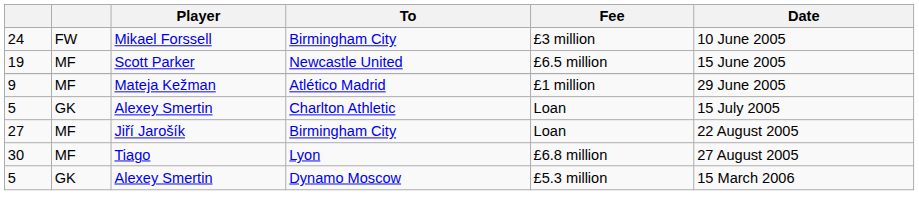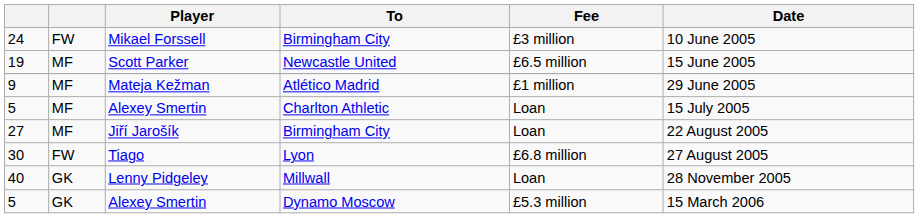(65, 109) GK -> (62, 109) MF
(65, 155) MF -> (63, 155) FW
+ row: (16, 178)
